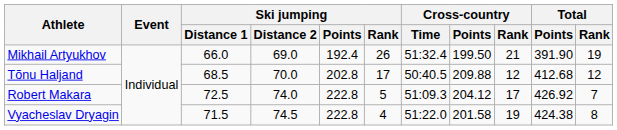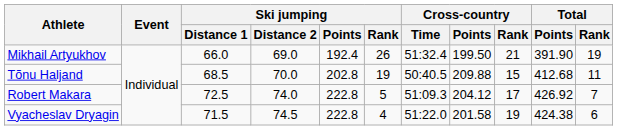(383, 75) 17 -> (383, 75) 19
(513, 75) 12 -> (513, 75) 15
(594, 75) 12 -> (594, 75) 11
(594, 115) 8 -> (594, 115) 6
